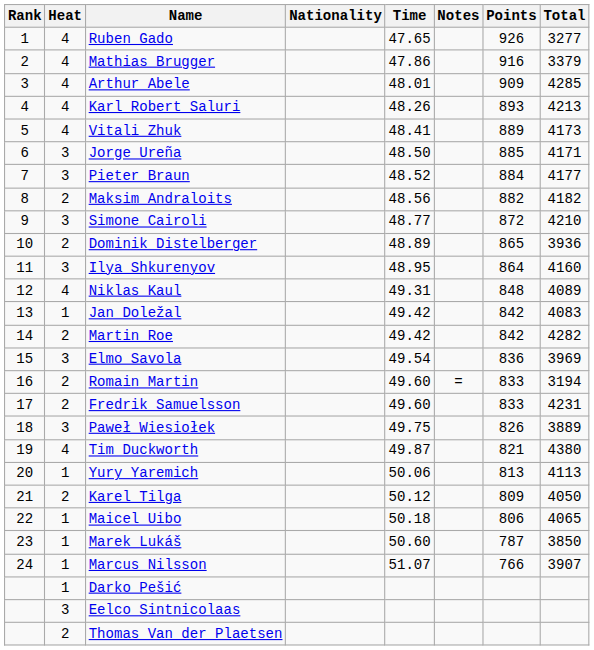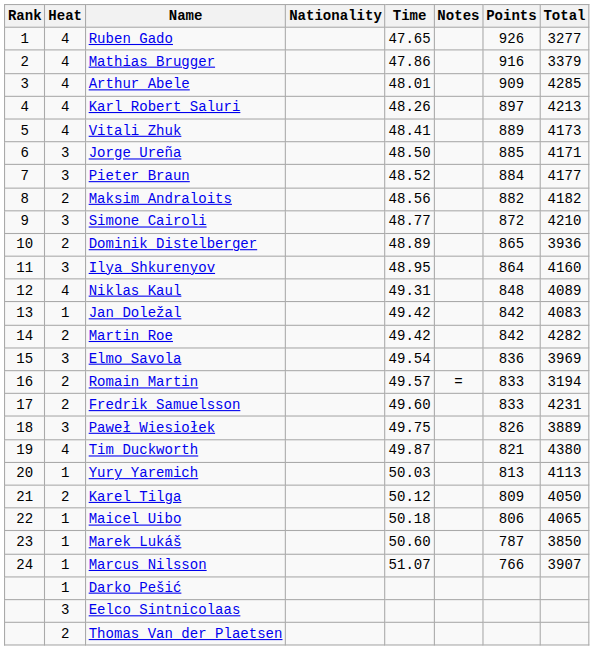(511, 108) 893 -> (511, 108) 897
(410, 382) 49.60 -> (410, 382) 49.57
(410, 474) 50.06 -> (410, 474) 50.03
